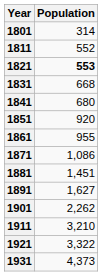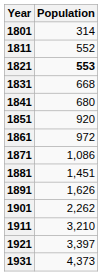(86, 137) 955 -> (86, 137) 972
(81, 191) 1,627 -> (81, 191) 1,626
(81, 244) 3,322 -> (81, 244) 3,397
